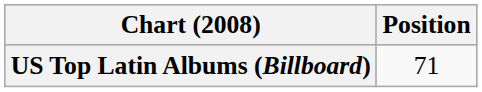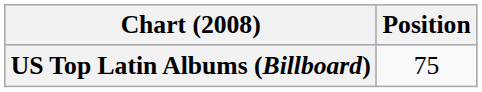(427, 65) 71 -> (427, 65) 75
